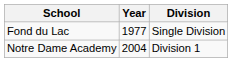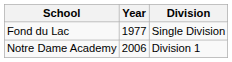(134, 48) 2004 -> (134, 48) 2006
